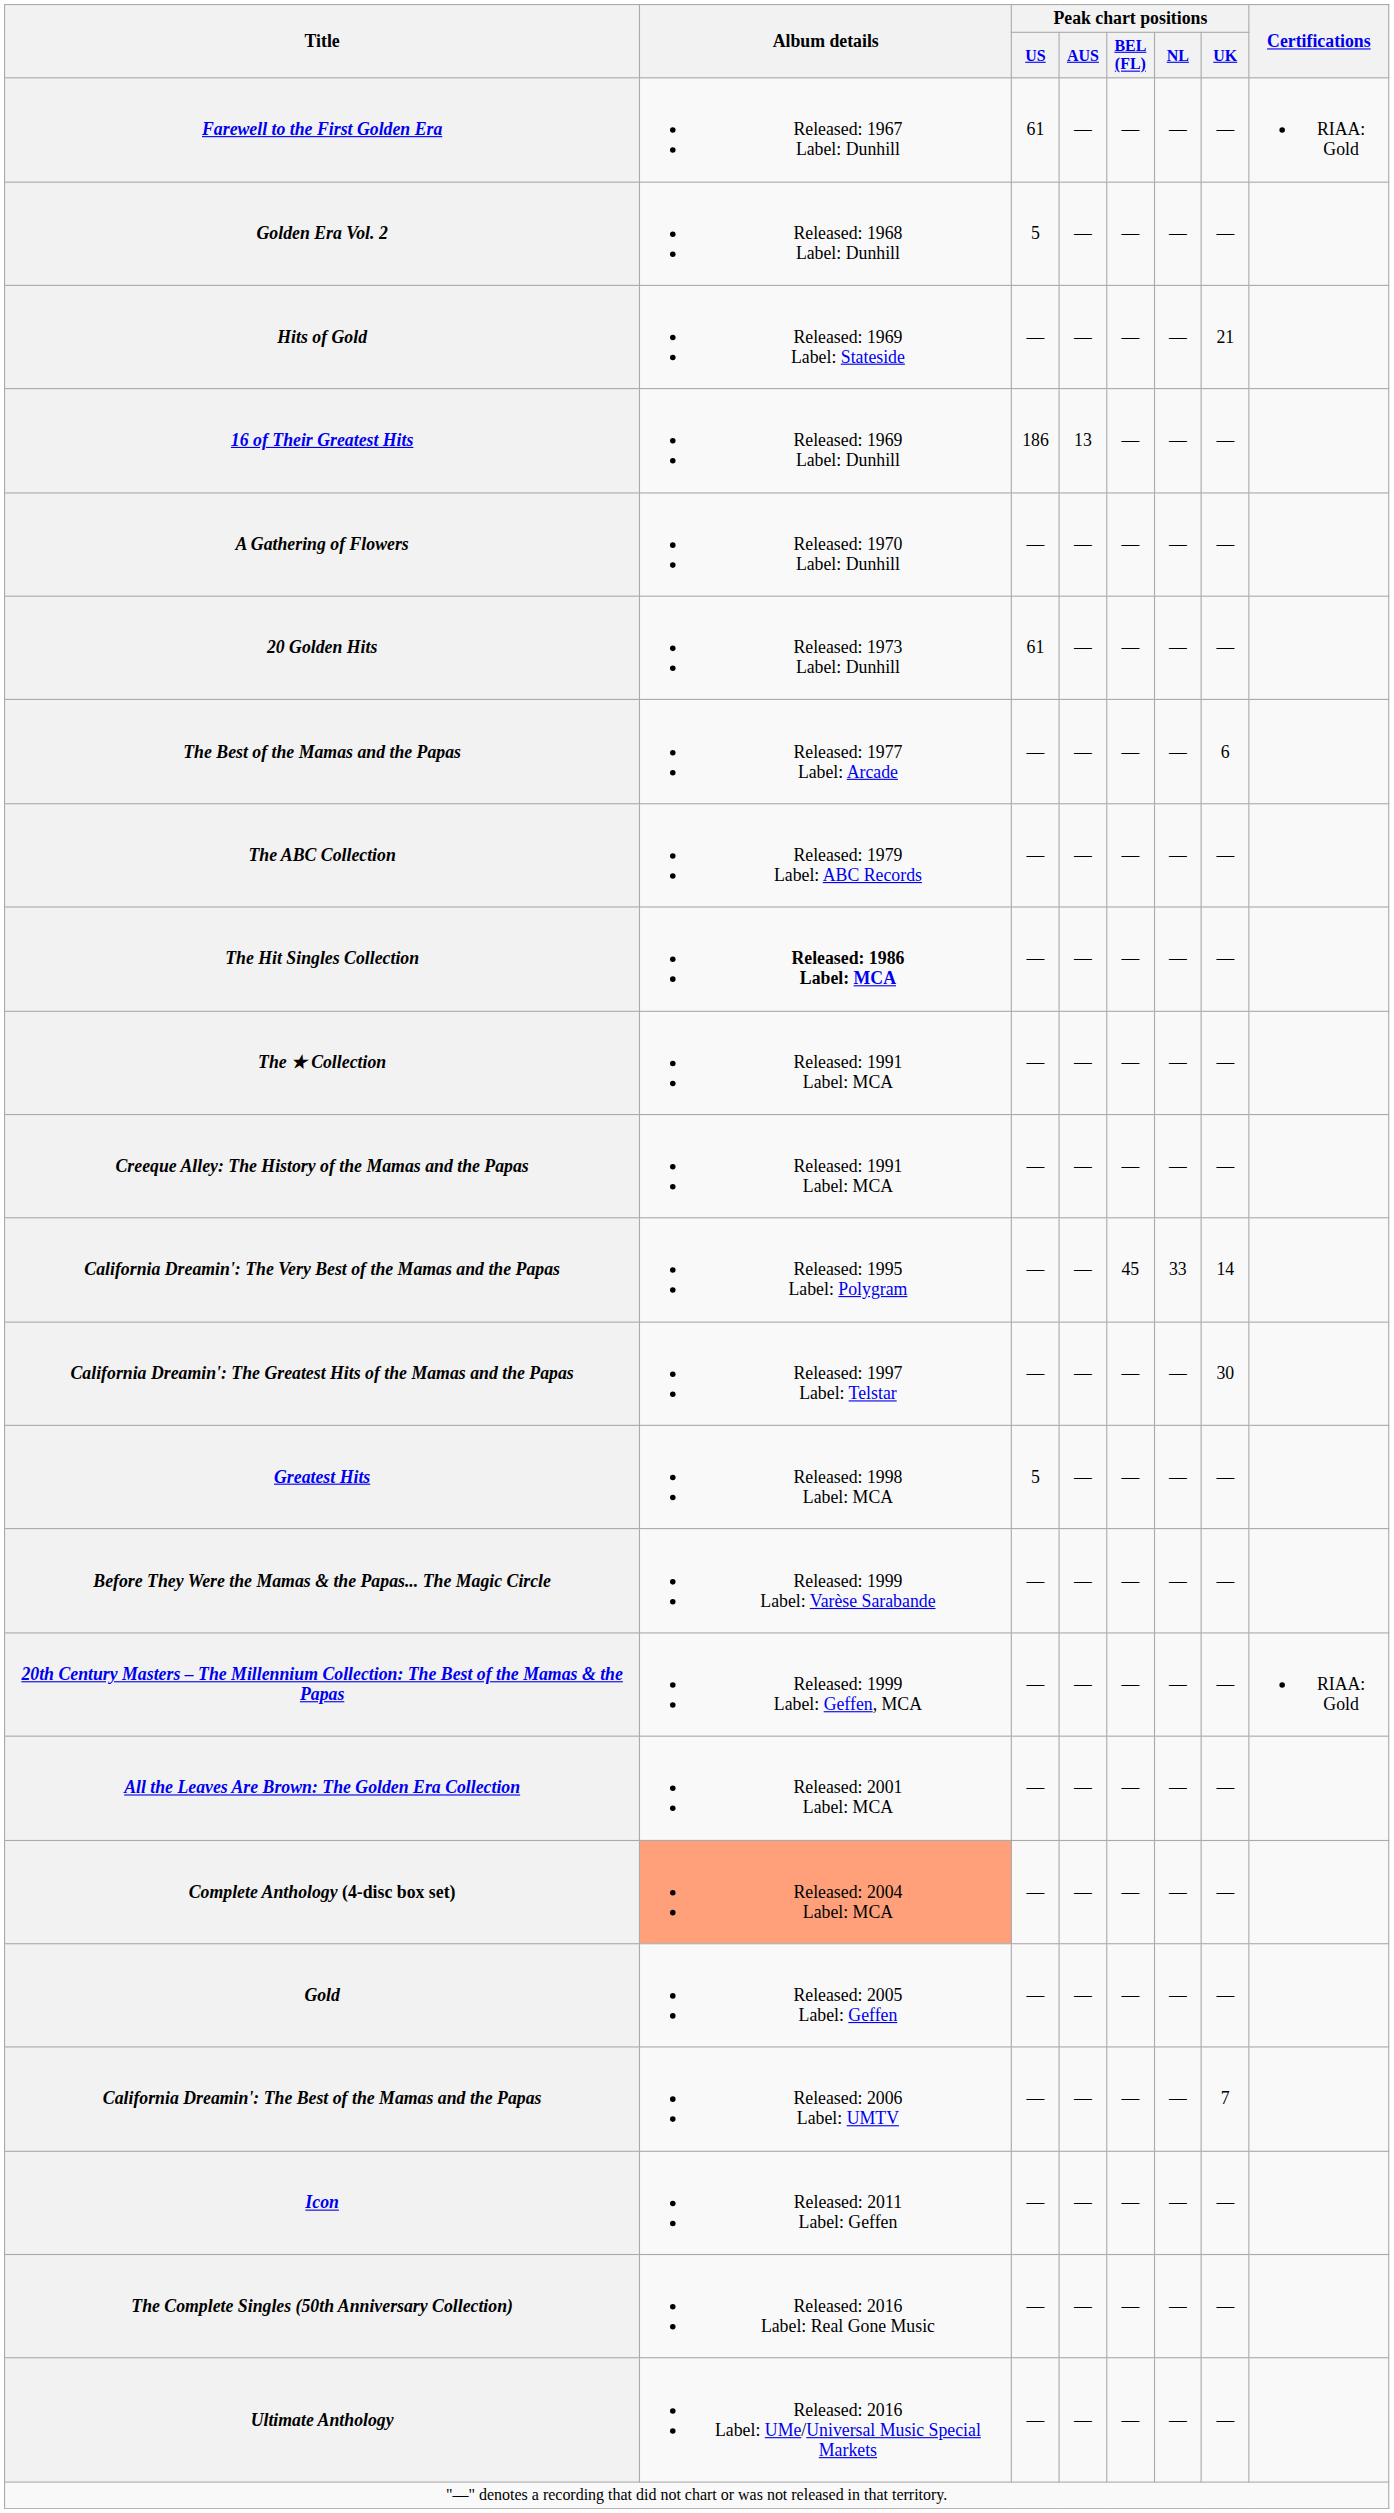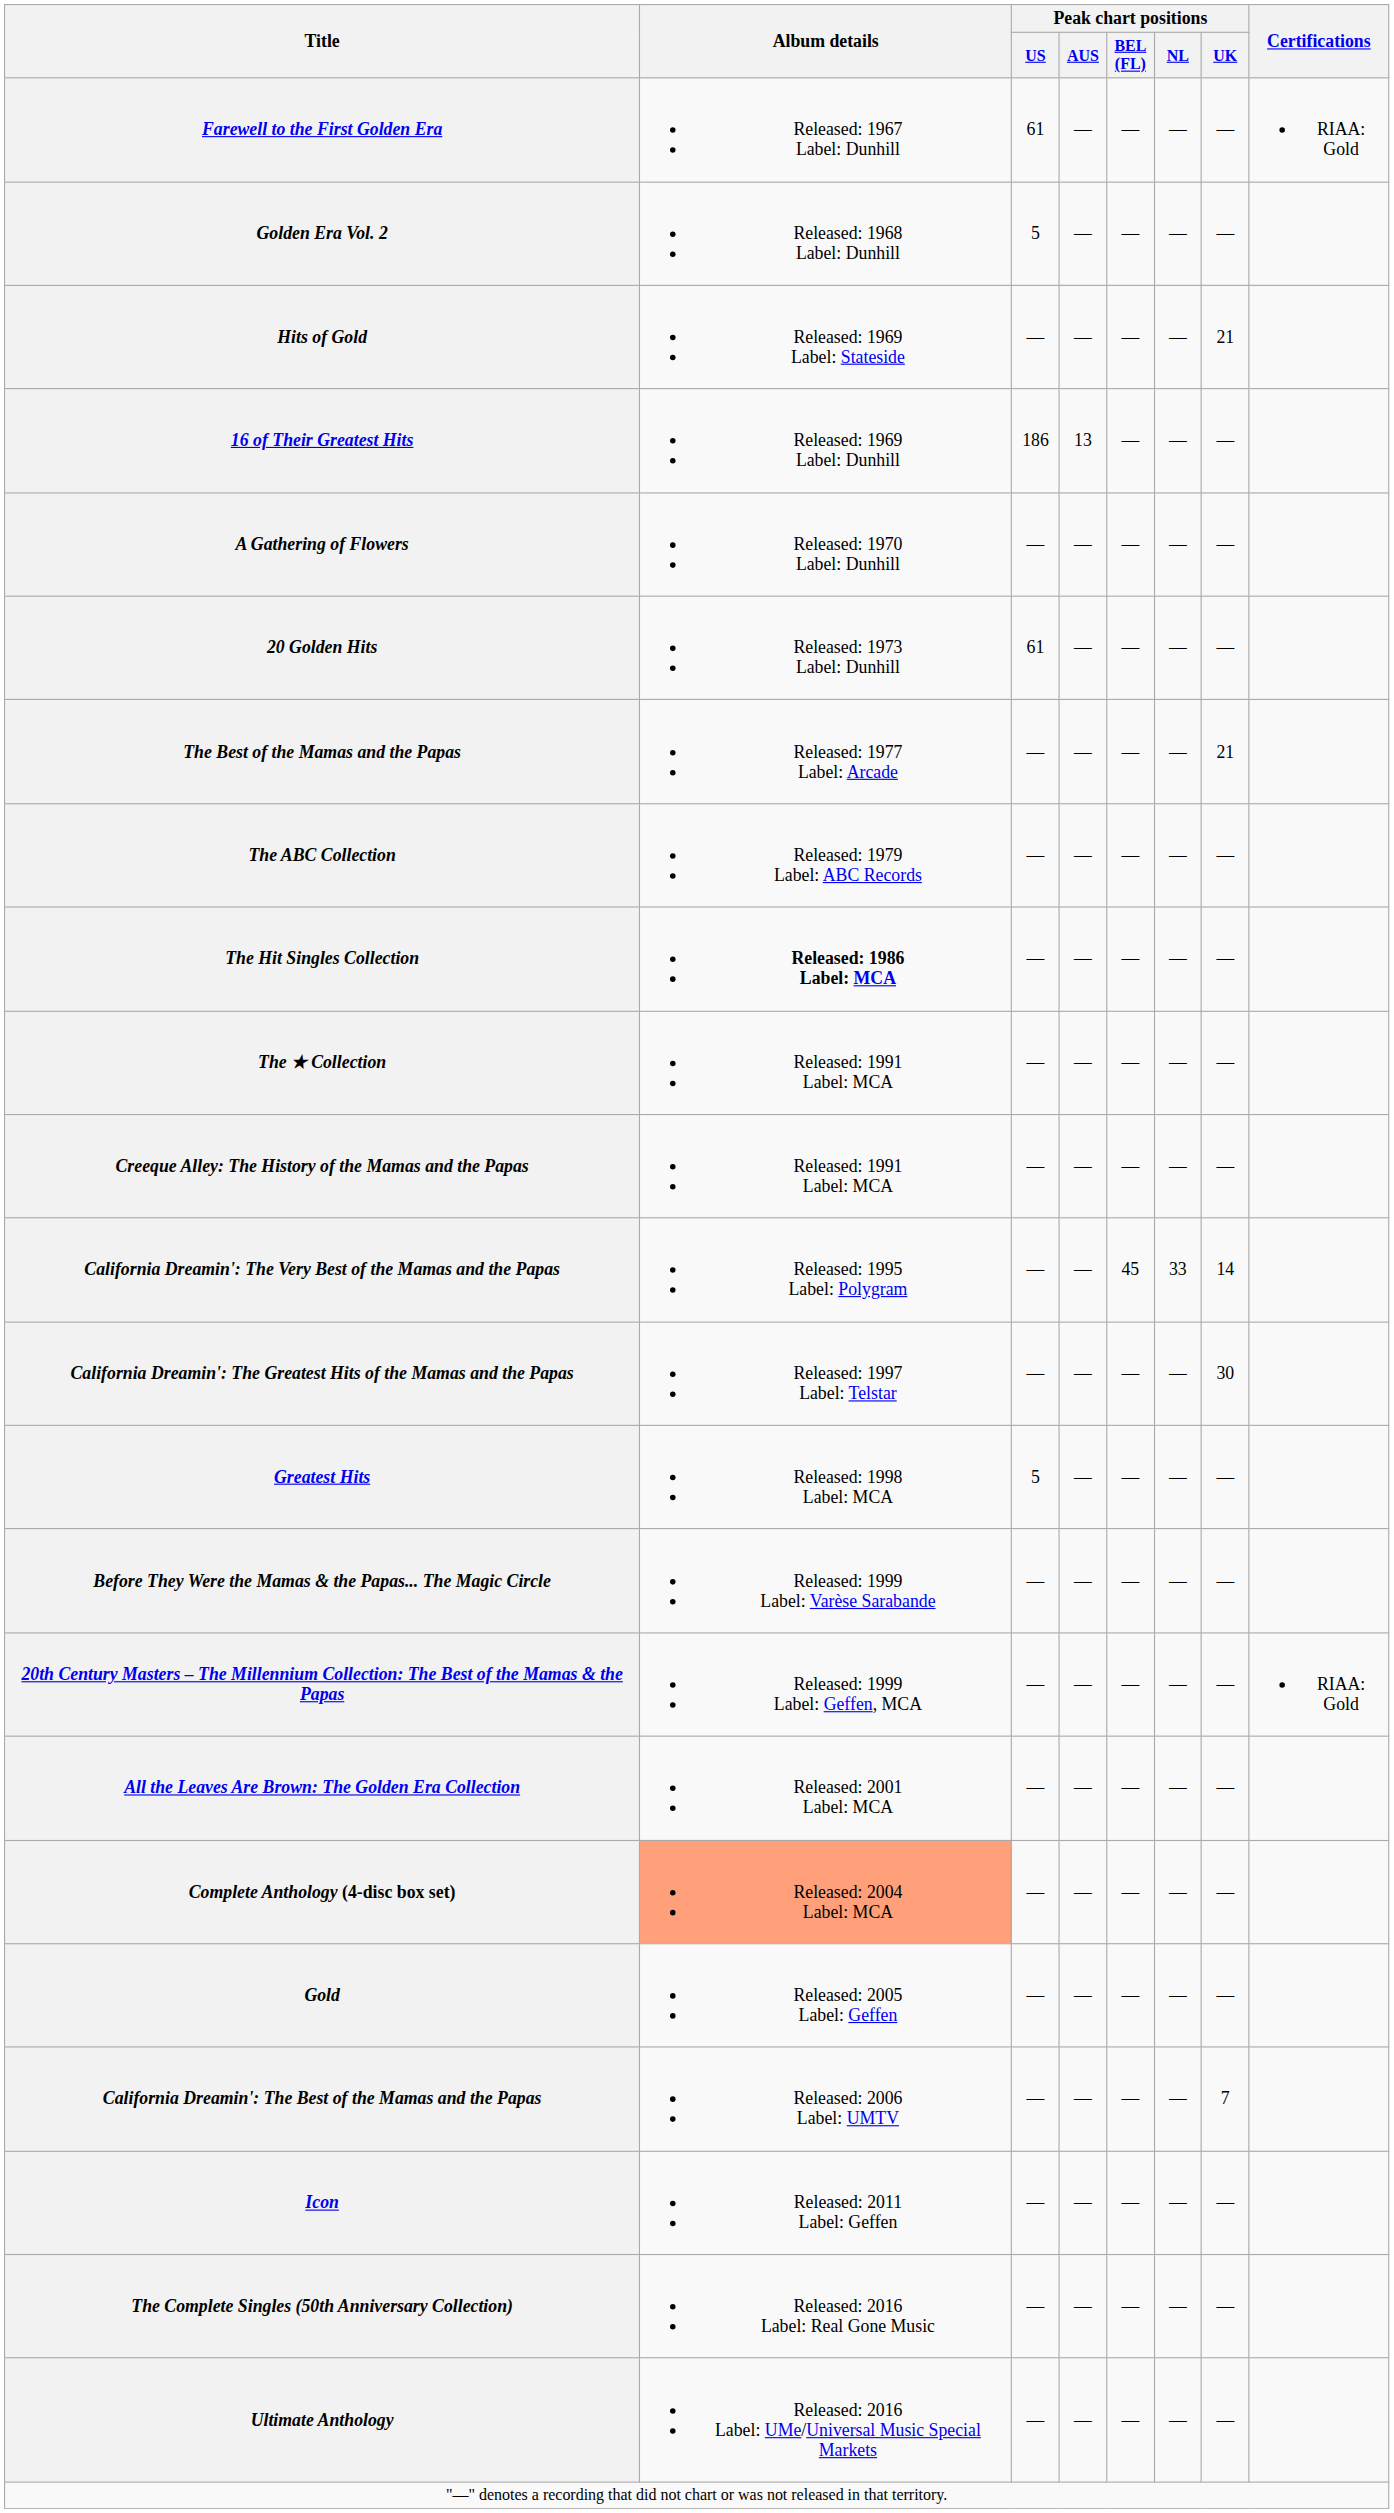(1225, 751) 6 -> (1225, 751) 21
